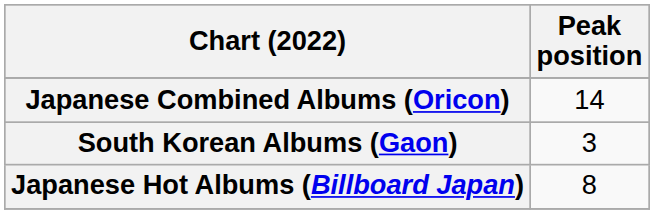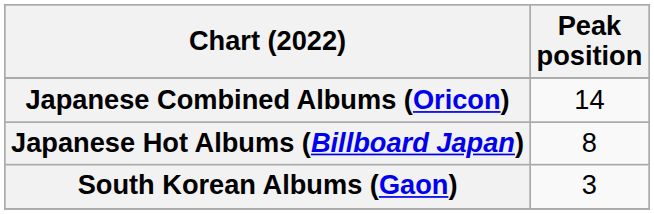rows swapped: (268, 186) <-> (268, 142)
